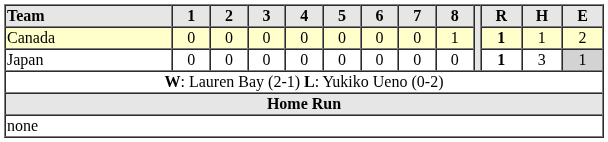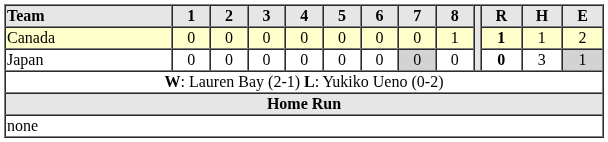(417, 60) no background -> (417, 60) lightgrey background
(501, 60) 1 -> (501, 60) 0
